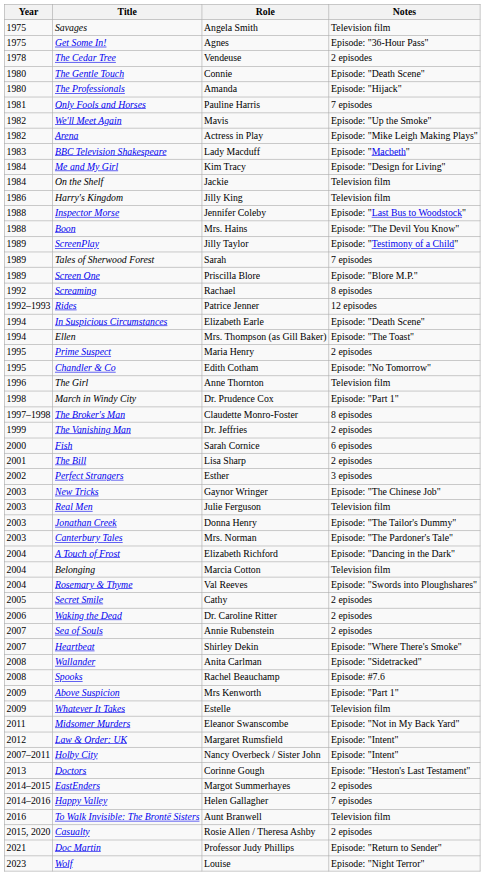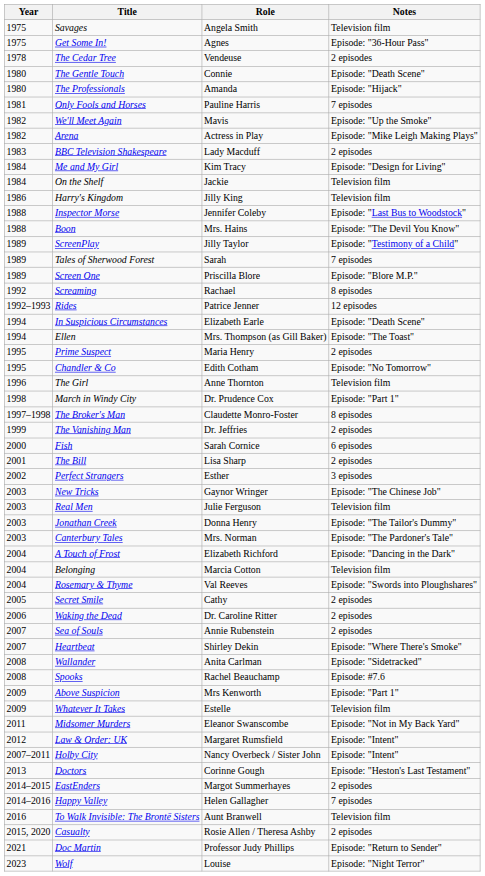(370, 151) Episode: "Macbeth" -> (352, 151) 2 episodes
